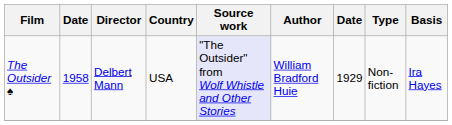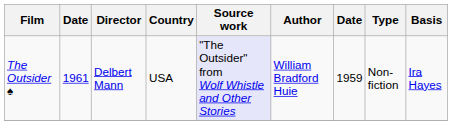(76, 78) 1958 -> (76, 78) 1961
(349, 78) 1929 -> (349, 78) 1959
